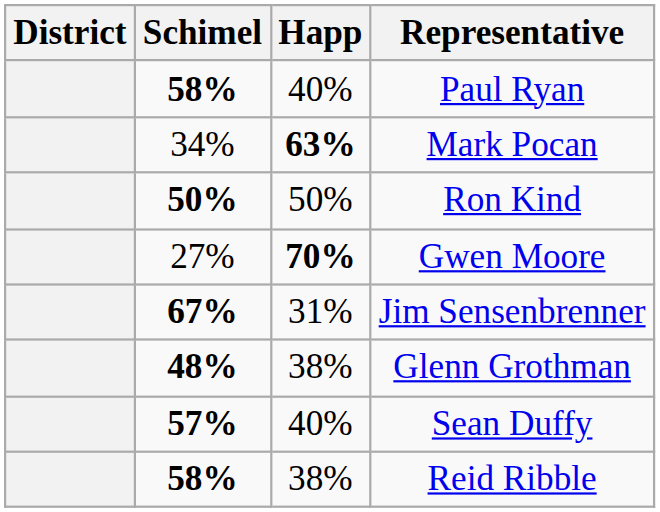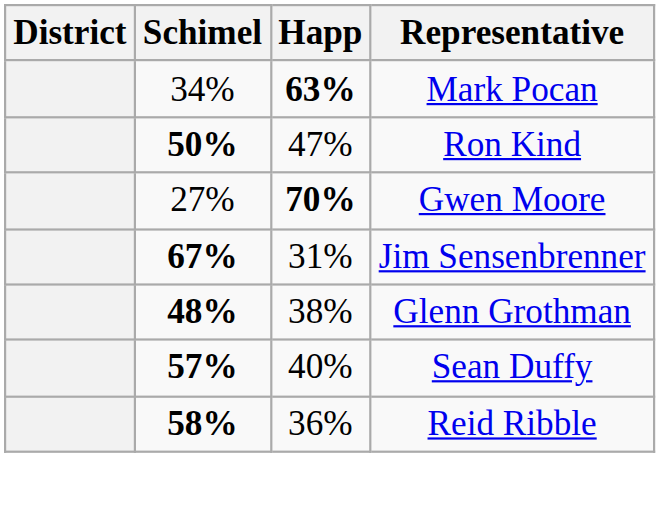- row: (512, 88)
(320, 199) 50% -> (320, 144) 47%
(320, 479) 38% -> (320, 423) 36%
